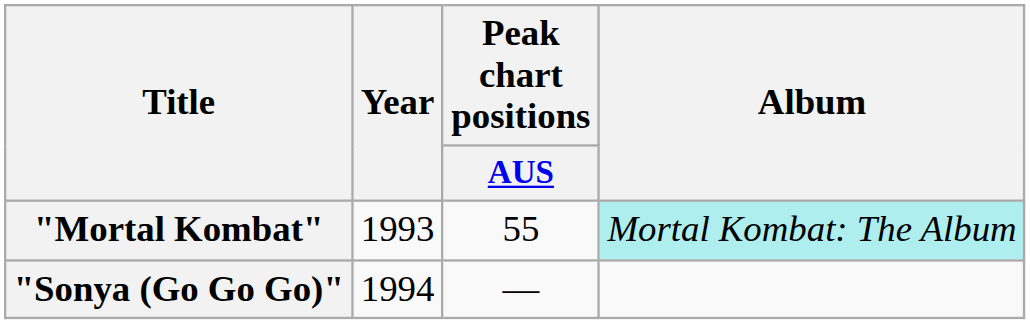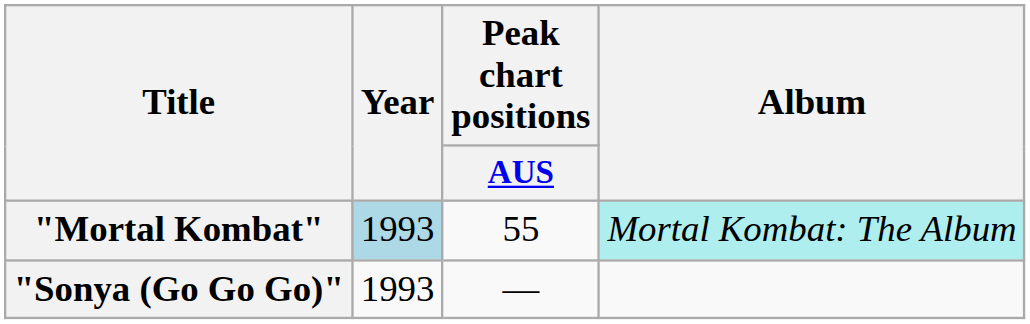(398, 229) no background -> (398, 229) lightblue background
(398, 287) 1994 -> (398, 287) 1993
